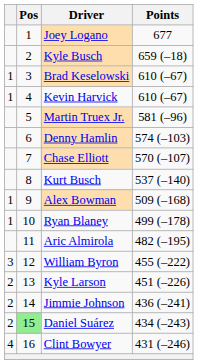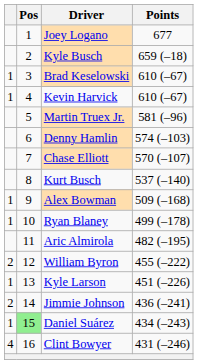(10, 261) 3 -> (10, 261) 2
(10, 282) 2 -> (10, 282) 1
(10, 323) 2 -> (10, 323) 1
